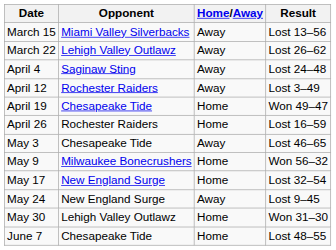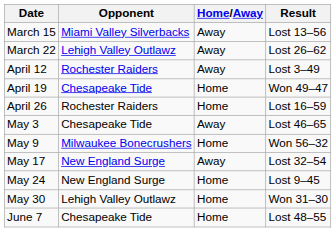- row: (24, 69)
(213, 180) Home -> (211, 161) Away
(211, 198) Away -> (213, 180) Home
